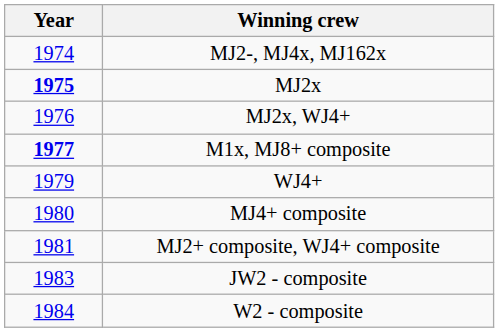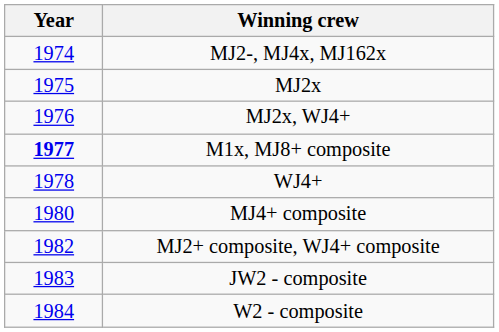(54, 85) bold -> (54, 85) normal
(54, 181) 1979 -> (54, 181) 1978
(54, 246) 1981 -> (54, 246) 1982
